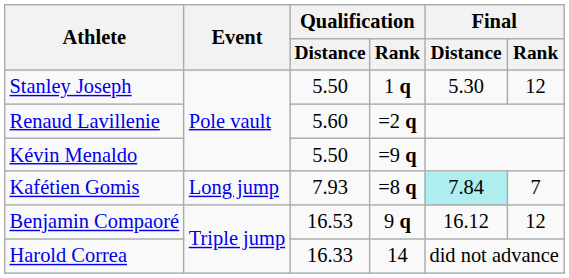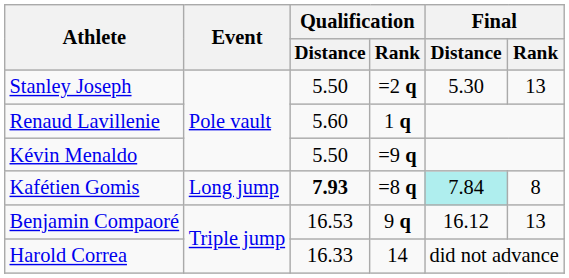(397, 87) 1 q -> (397, 87) =2 q
(536, 87) 12 -> (536, 87) 13
(397, 121) =2 q -> (397, 121) 1 q
(330, 188) normal -> (330, 188) bold
(536, 188) 7 -> (536, 188) 8
(536, 222) 12 -> (536, 222) 13
